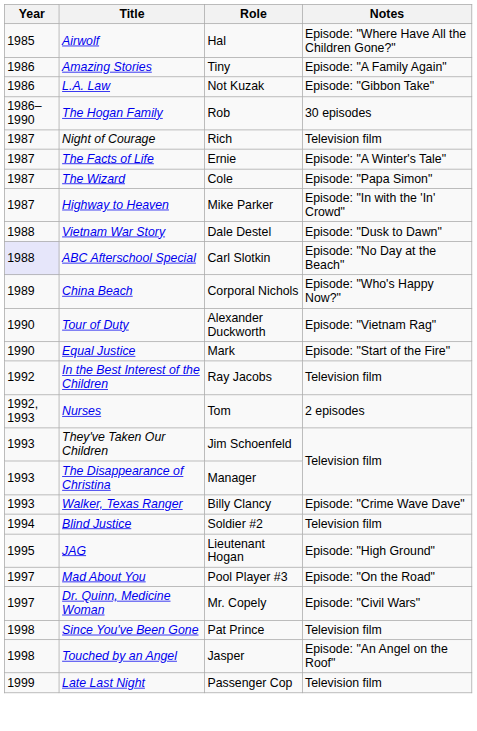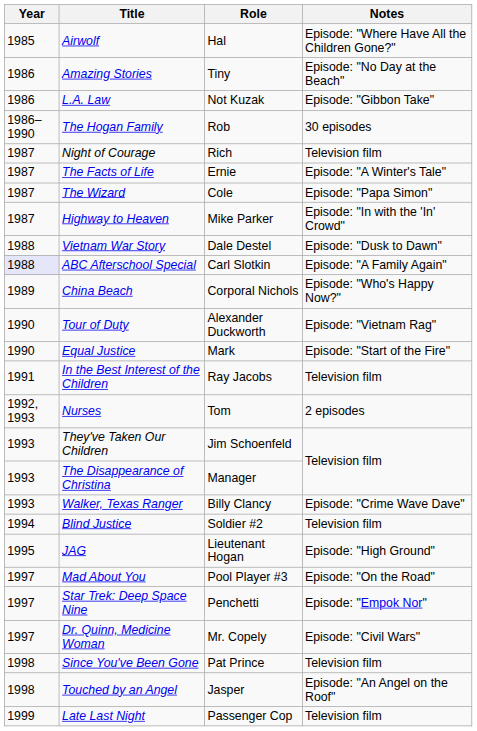(376, 67) Episode: "A Family Again" -> (371, 74) Episode: "No Day at the Beach"
(371, 258) Episode: "No Day at the Beach" -> (376, 265) Episode: "A Family Again"
(21, 377) 1992 -> (21, 377) 1991
+ row: (124, 603)
